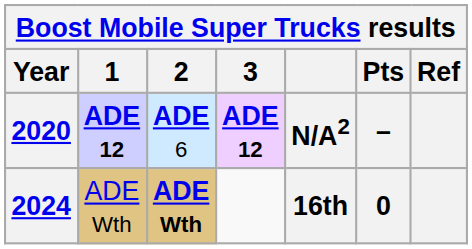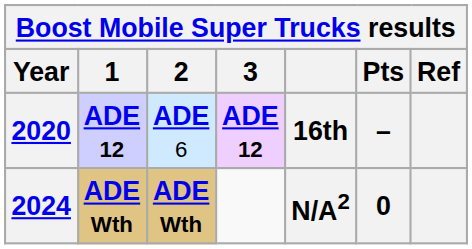(321, 131) N/A2 -> (321, 131) 16th
(112, 205) normal -> (112, 206) bold
(321, 206) 16th -> (321, 206) N/A2
